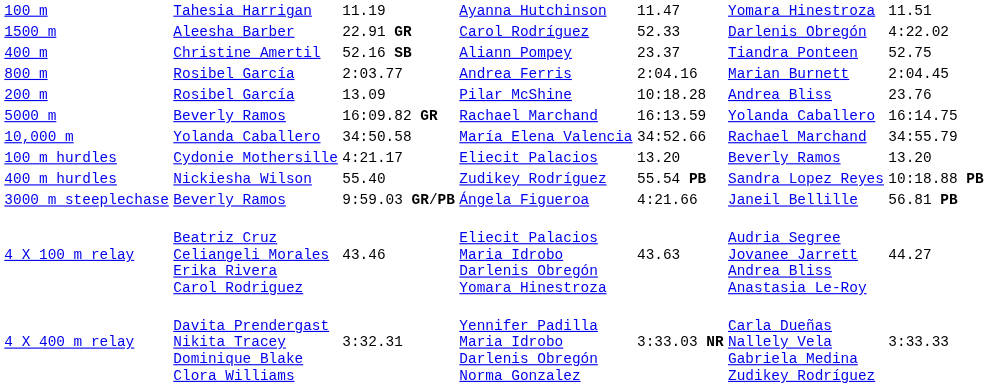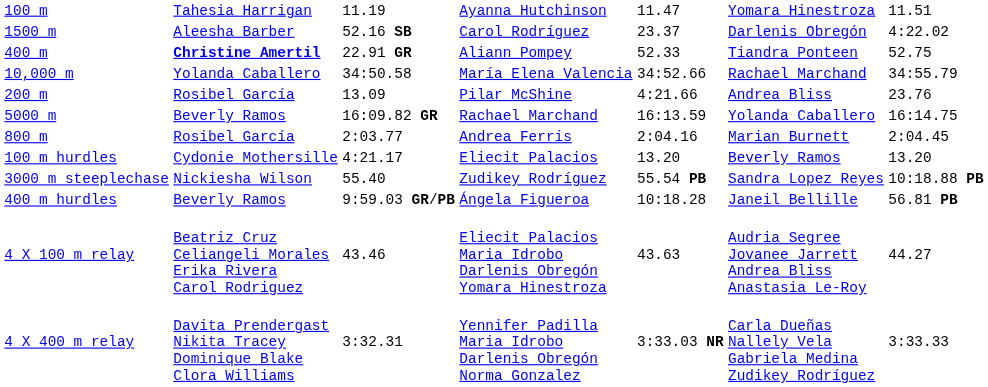(377, 32) 22.91 GR -> (377, 32) 52.16 SB
(659, 32) 52.33 -> (659, 32) 23.37
(247, 53) normal -> (247, 53) bold
(377, 53) 52.16 SB -> (377, 53) 22.91 GR
(659, 53) 23.37 -> (659, 53) 52.33
rows swapped: (516, 74) <-> (546, 137)
(672, 95) 10:18.28 -> (667, 95) 4:21.66
(61, 179) 400 m hurdles -> (87, 179) 3000 m steeplechase
(87, 200) 3000 m steeplechase -> (61, 200) 400 m hurdles
(667, 200) 4:21.66 -> (672, 200) 10:18.28
